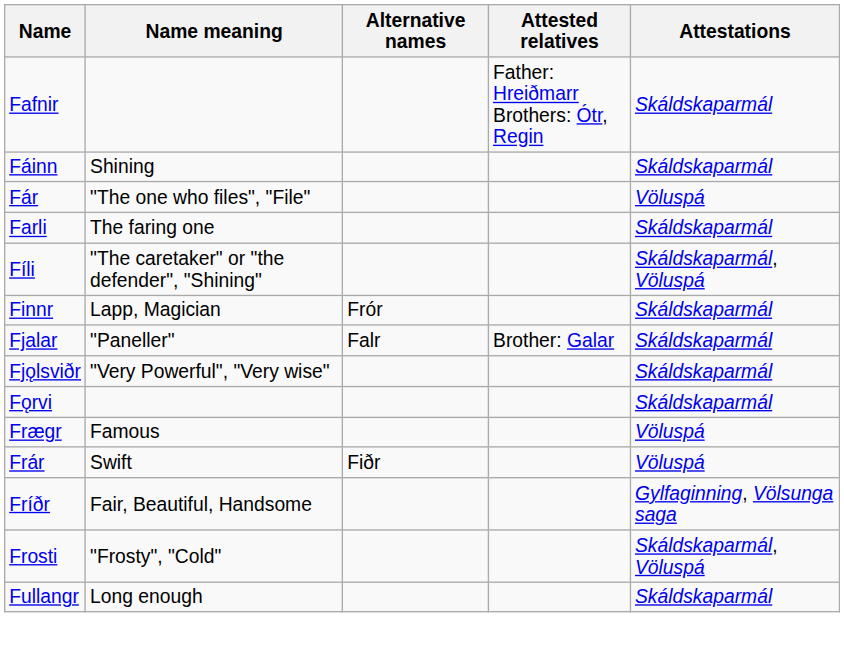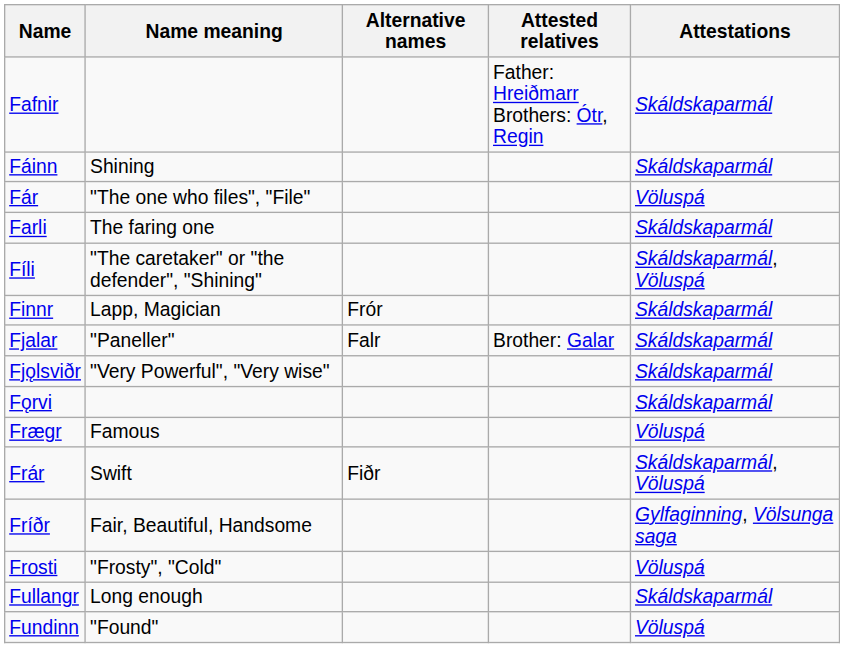(670, 463) Völuspá -> (706, 474) Skáldskaparmál, Völuspá
(706, 556) Skáldskaparmál, Völuspá -> (670, 567) Völuspá
+ row: (44, 628)
